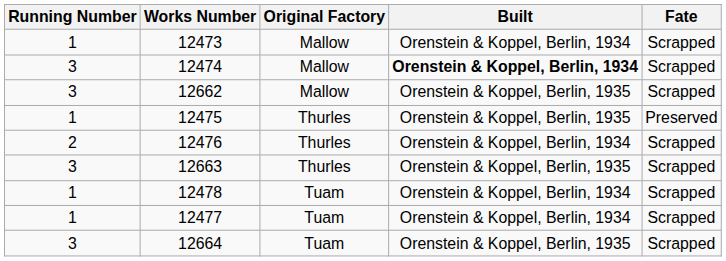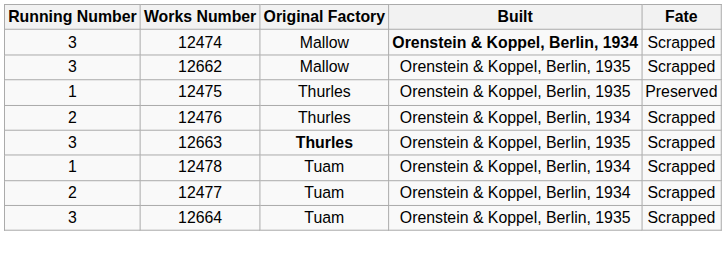- row: (200, 42)
(324, 167) normal -> (324, 142) bold
(72, 218) 1 -> (72, 192) 2
